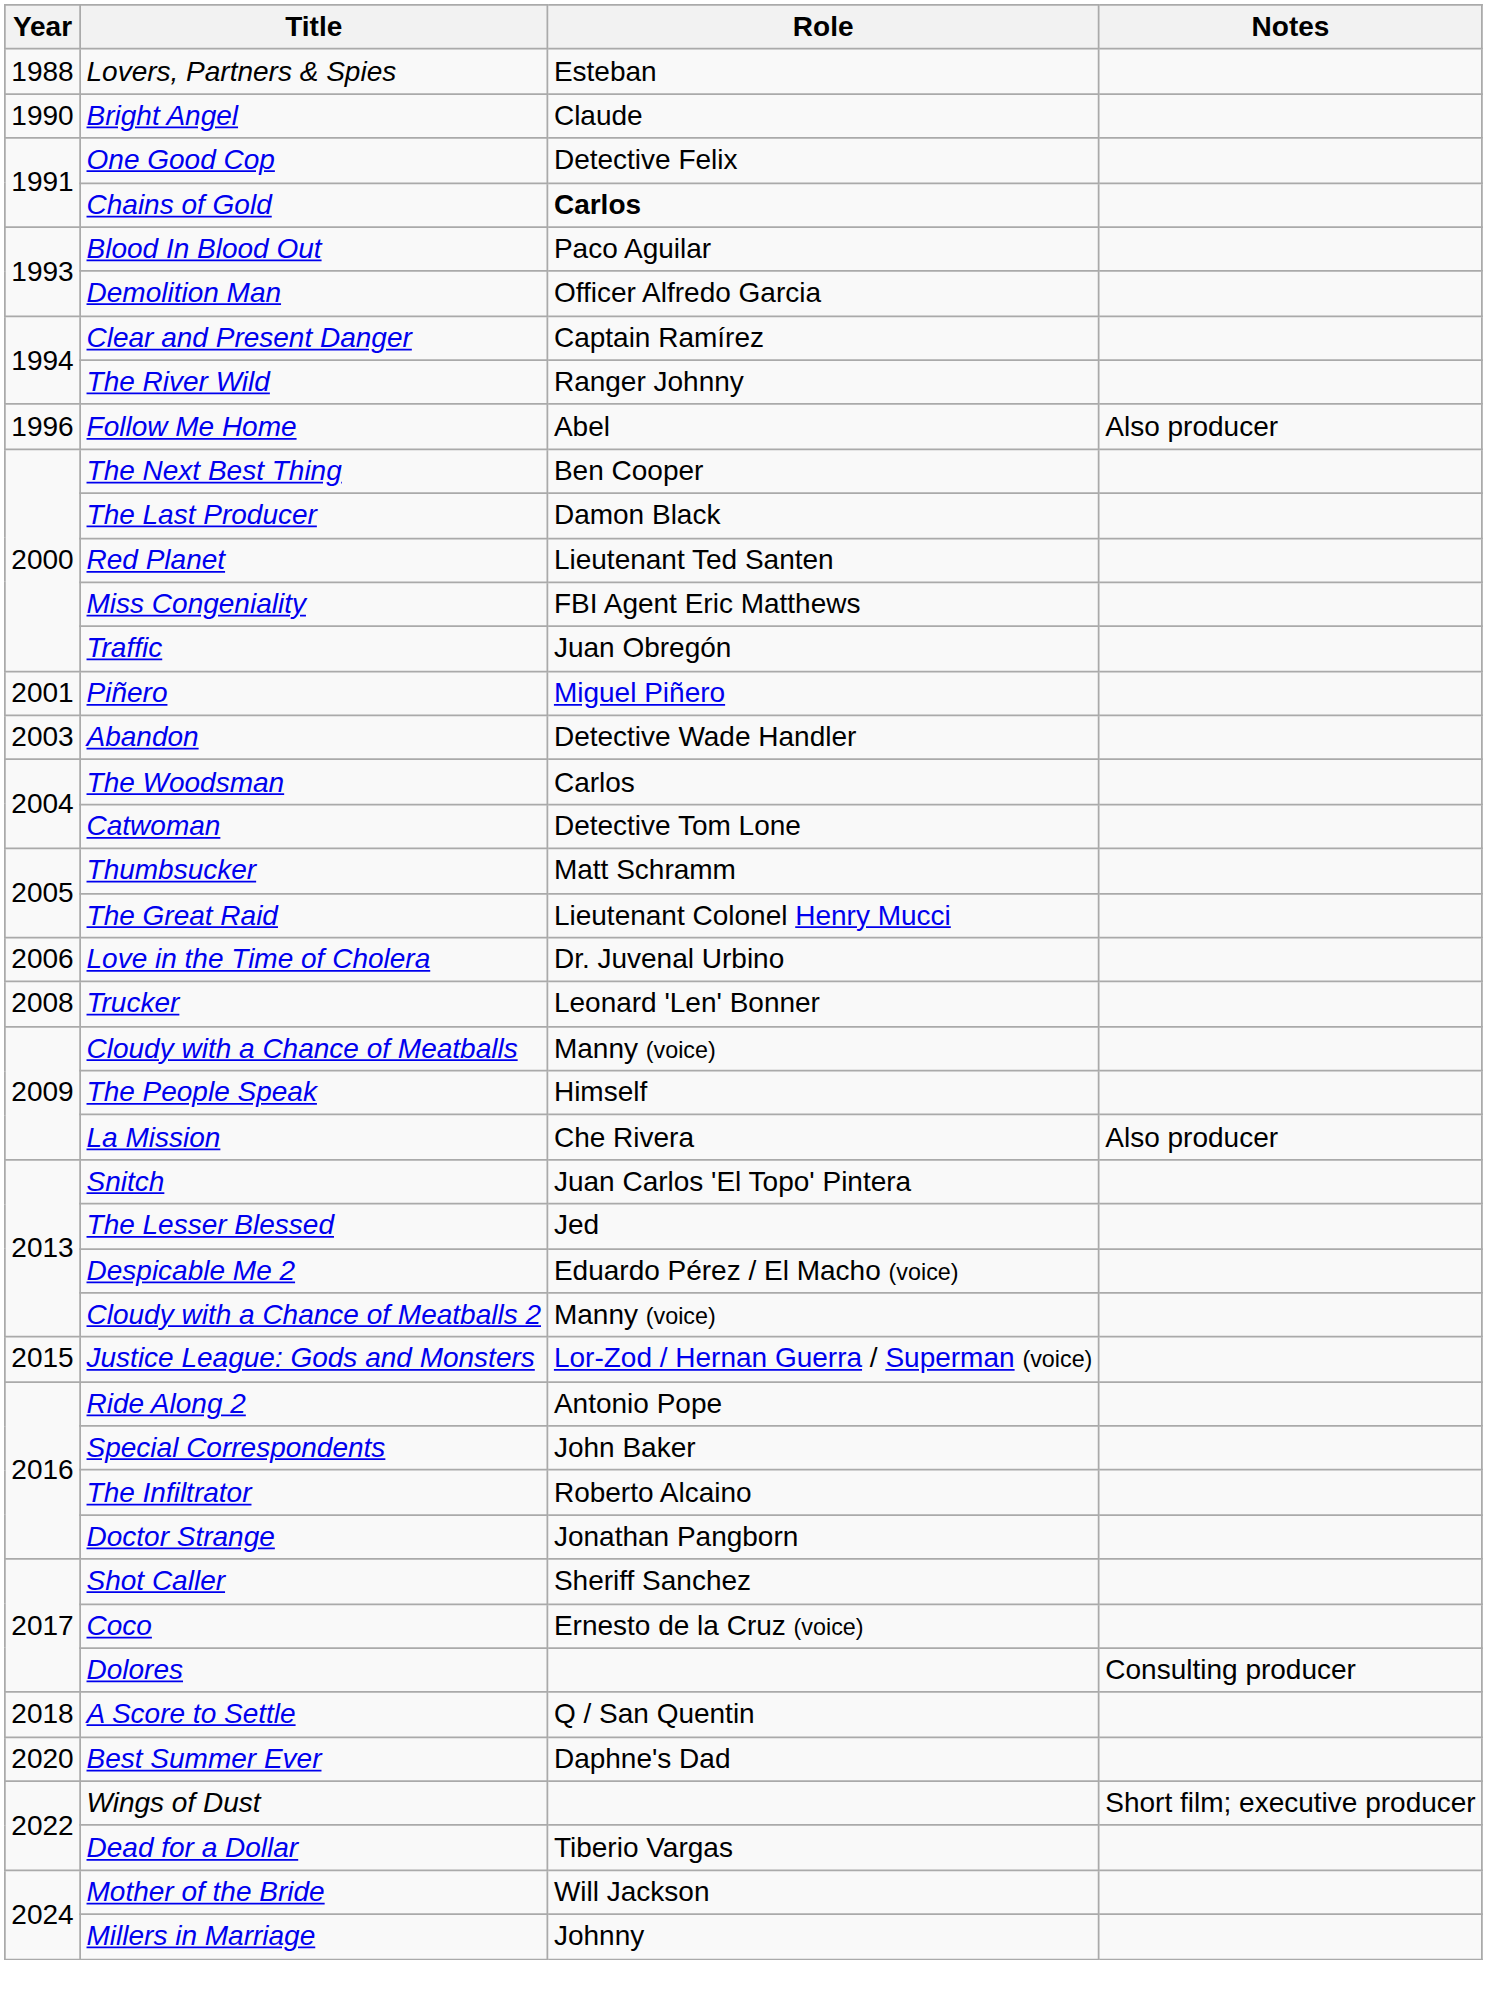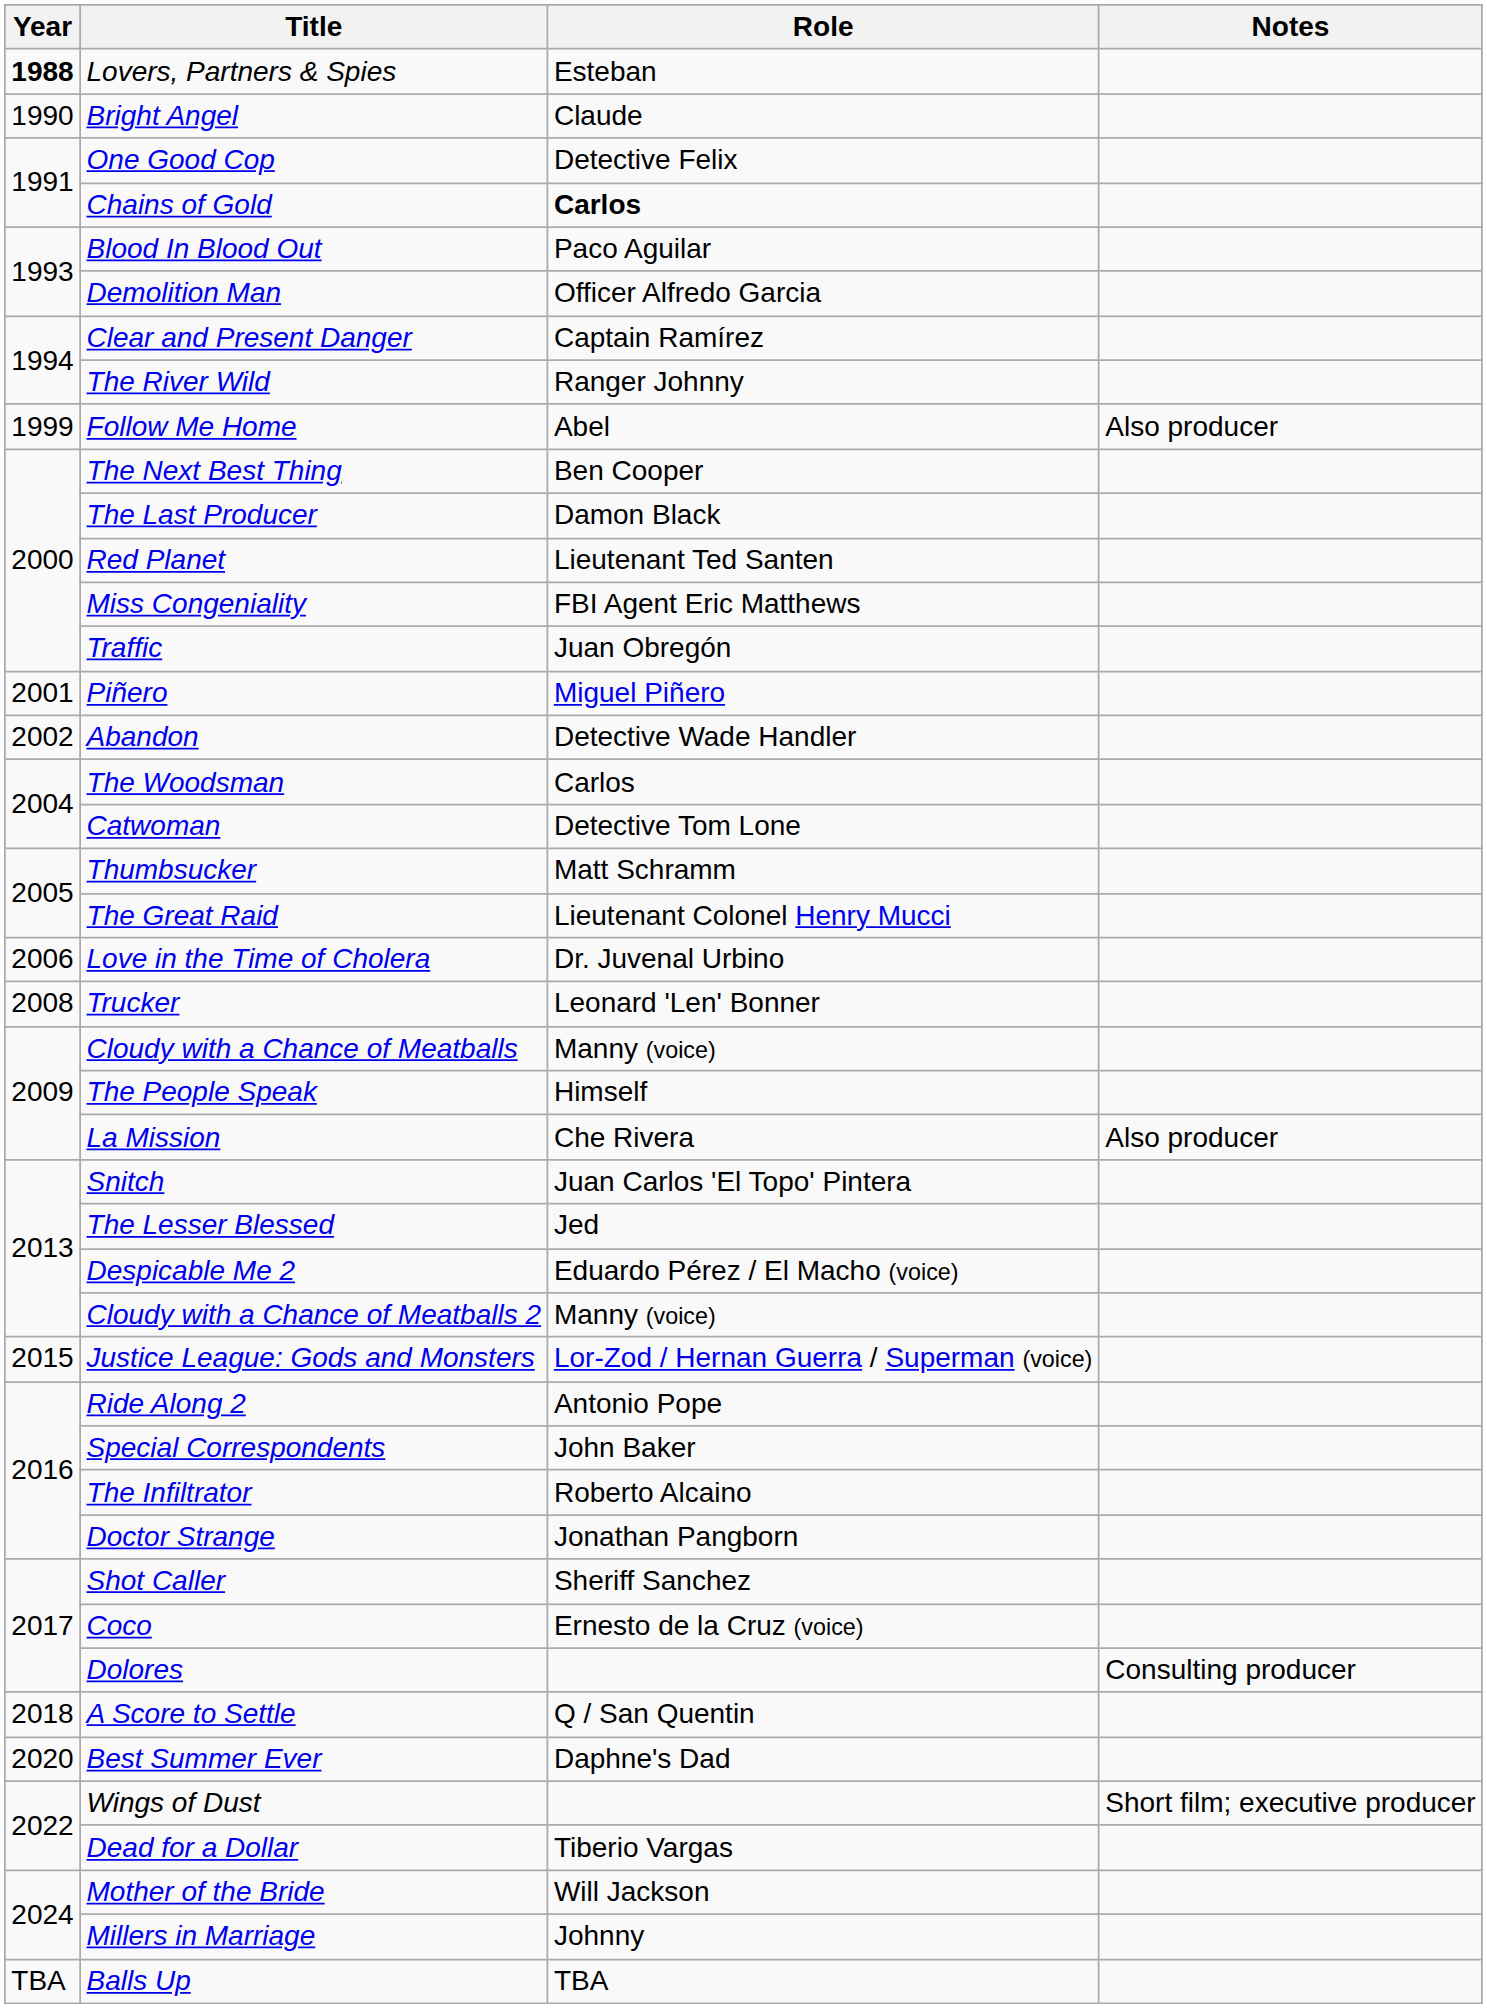(42, 71) normal -> (42, 71) bold
(42, 426) 1996 -> (42, 426) 1999
(42, 737) 2003 -> (42, 737) 2002
+ row: (139, 1980)
